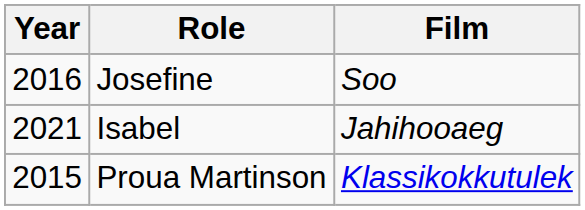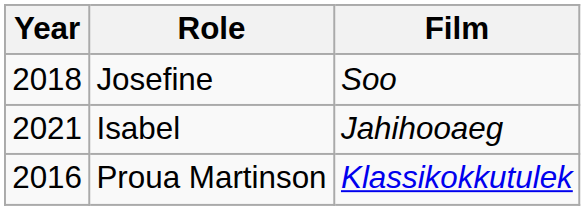(47, 79) 2016 -> (47, 79) 2018
(47, 178) 2015 -> (47, 178) 2016
